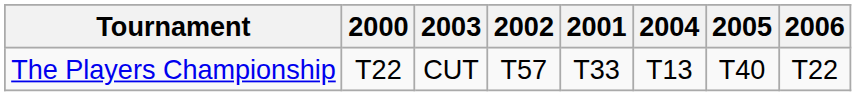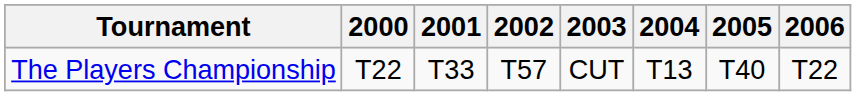columns swapped: (597, 26) <-> (451, 26)
